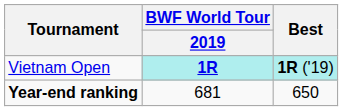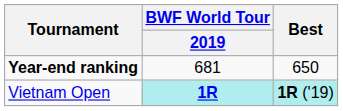rows swapped: (59, 68) <-> (73, 93)
